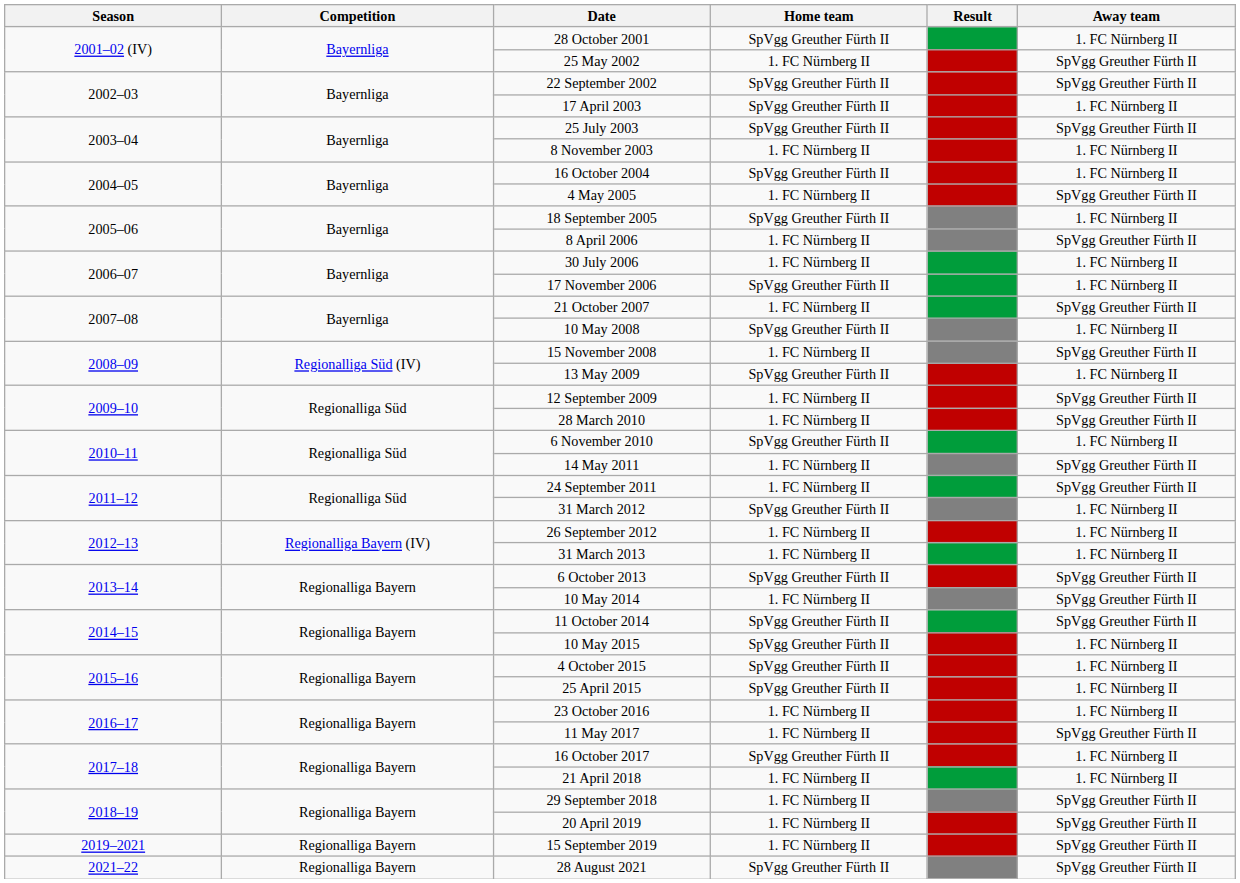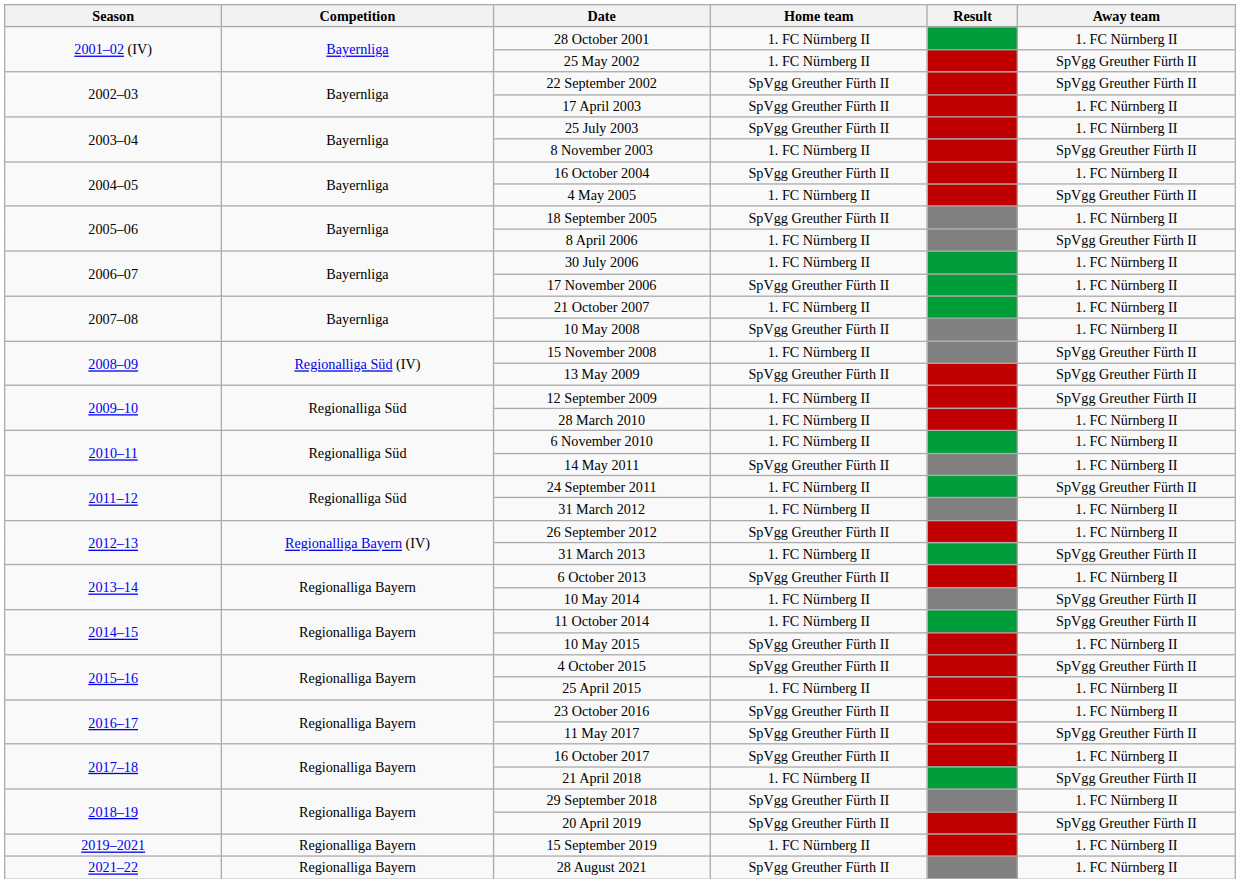(819, 38) SpVgg Greuther Fürth II -> (819, 38) 1. FC Nürnberg II
(1126, 128) SpVgg Greuther Fürth II -> (1126, 128) 1. FC Nürnberg II
(1126, 150) 1. FC Nürnberg II -> (1126, 150) SpVgg Greuther Fürth II
(1126, 307) SpVgg Greuther Fürth II -> (1126, 307) 1. FC Nürnberg II
(1126, 374) 1. FC Nürnberg II -> (1126, 374) SpVgg Greuther Fürth II
(1126, 419) SpVgg Greuther Fürth II -> (1126, 419) 1. FC Nürnberg II
(819, 442) SpVgg Greuther Fürth II -> (819, 442) 1. FC Nürnberg II
(819, 464) 1. FC Nürnberg II -> (819, 464) SpVgg Greuther Fürth II
(1126, 464) SpVgg Greuther Fürth II -> (1126, 464) 1. FC Nürnberg II
(819, 509) SpVgg Greuther Fürth II -> (819, 509) 1. FC Nürnberg II
(819, 531) 1. FC Nürnberg II -> (819, 531) SpVgg Greuther Fürth II
(1126, 554) 1. FC Nürnberg II -> (1126, 554) SpVgg Greuther Fürth II
(1126, 576) SpVgg Greuther Fürth II -> (1126, 576) 1. FC Nürnberg II
(819, 621) SpVgg Greuther Fürth II -> (819, 621) 1. FC Nürnberg II
(1126, 666) 1. FC Nürnberg II -> (1126, 666) SpVgg Greuther Fürth II
(819, 688) SpVgg Greuther Fürth II -> (819, 688) 1. FC Nürnberg II
(819, 711) 1. FC Nürnberg II -> (819, 711) SpVgg Greuther Fürth II
(819, 733) 1. FC Nürnberg II -> (819, 733) SpVgg Greuther Fürth II
(1126, 778) 1. FC Nürnberg II -> (1126, 778) SpVgg Greuther Fürth II
(819, 800) 1. FC Nürnberg II -> (819, 800) SpVgg Greuther Fürth II
(1126, 800) SpVgg Greuther Fürth II -> (1126, 800) 1. FC Nürnberg II
(819, 823) 1. FC Nürnberg II -> (819, 823) SpVgg Greuther Fürth II
(1126, 845) SpVgg Greuther Fürth II -> (1126, 845) 1. FC Nürnberg II
(1126, 868) SpVgg Greuther Fürth II -> (1126, 868) 1. FC Nürnberg II
